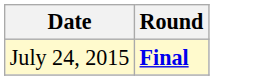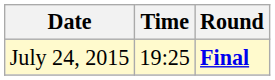+ column: (165, 22)
